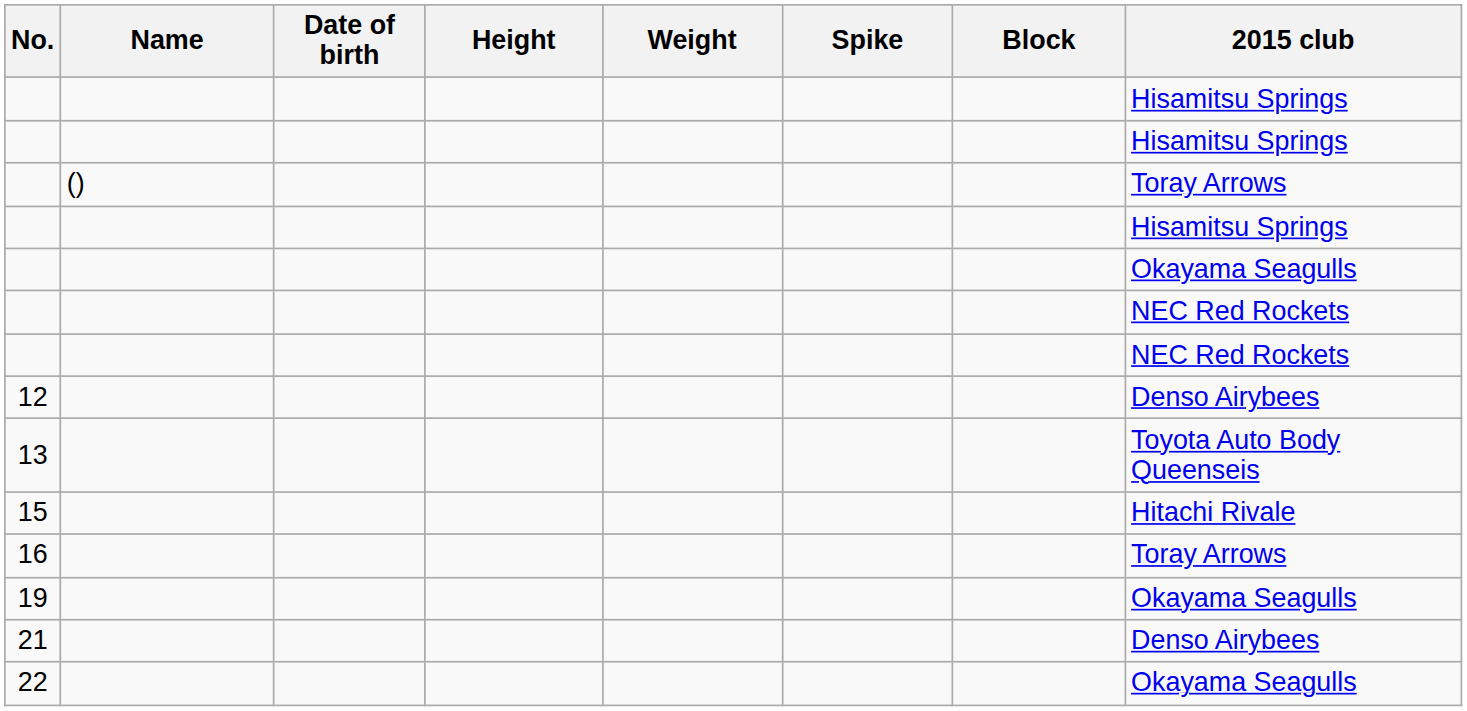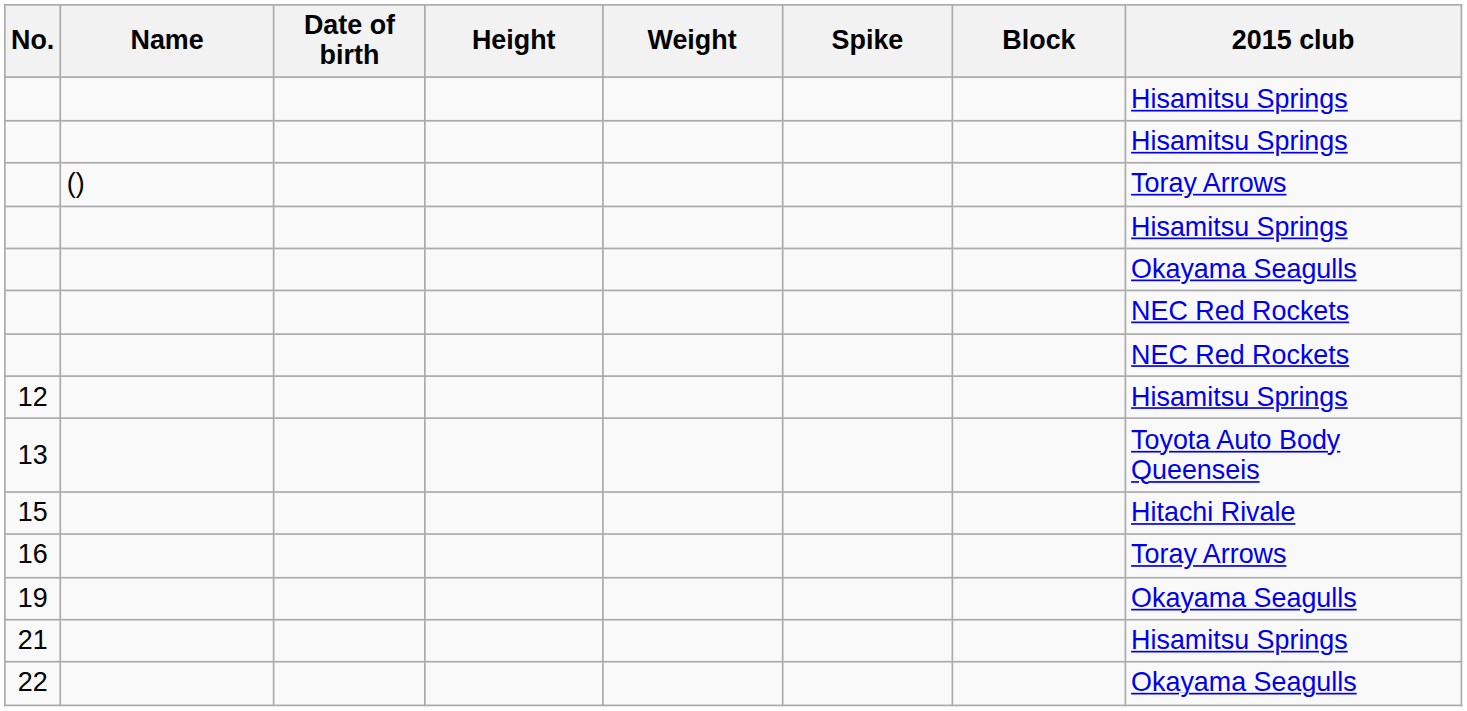(1225, 397) Denso Airybees -> (1239, 397) Hisamitsu Springs
(1225, 640) Denso Airybees -> (1239, 640) Hisamitsu Springs
